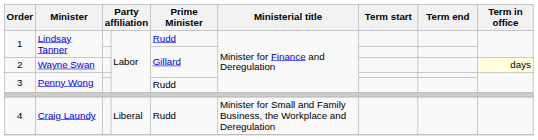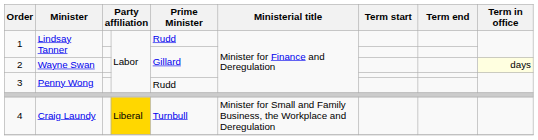(128, 116) no background -> (128, 116) gold background
(164, 116) Rudd -> (170, 116) Turnbull
